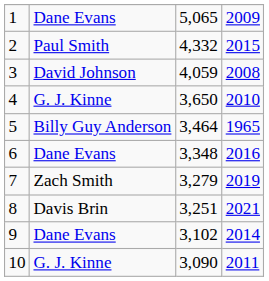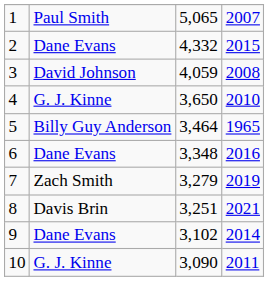(75, 18) Dane Evans -> (71, 18) Paul Smith
(243, 18) 2009 -> (243, 18) 2007
(71, 45) Paul Smith -> (75, 45) Dane Evans
